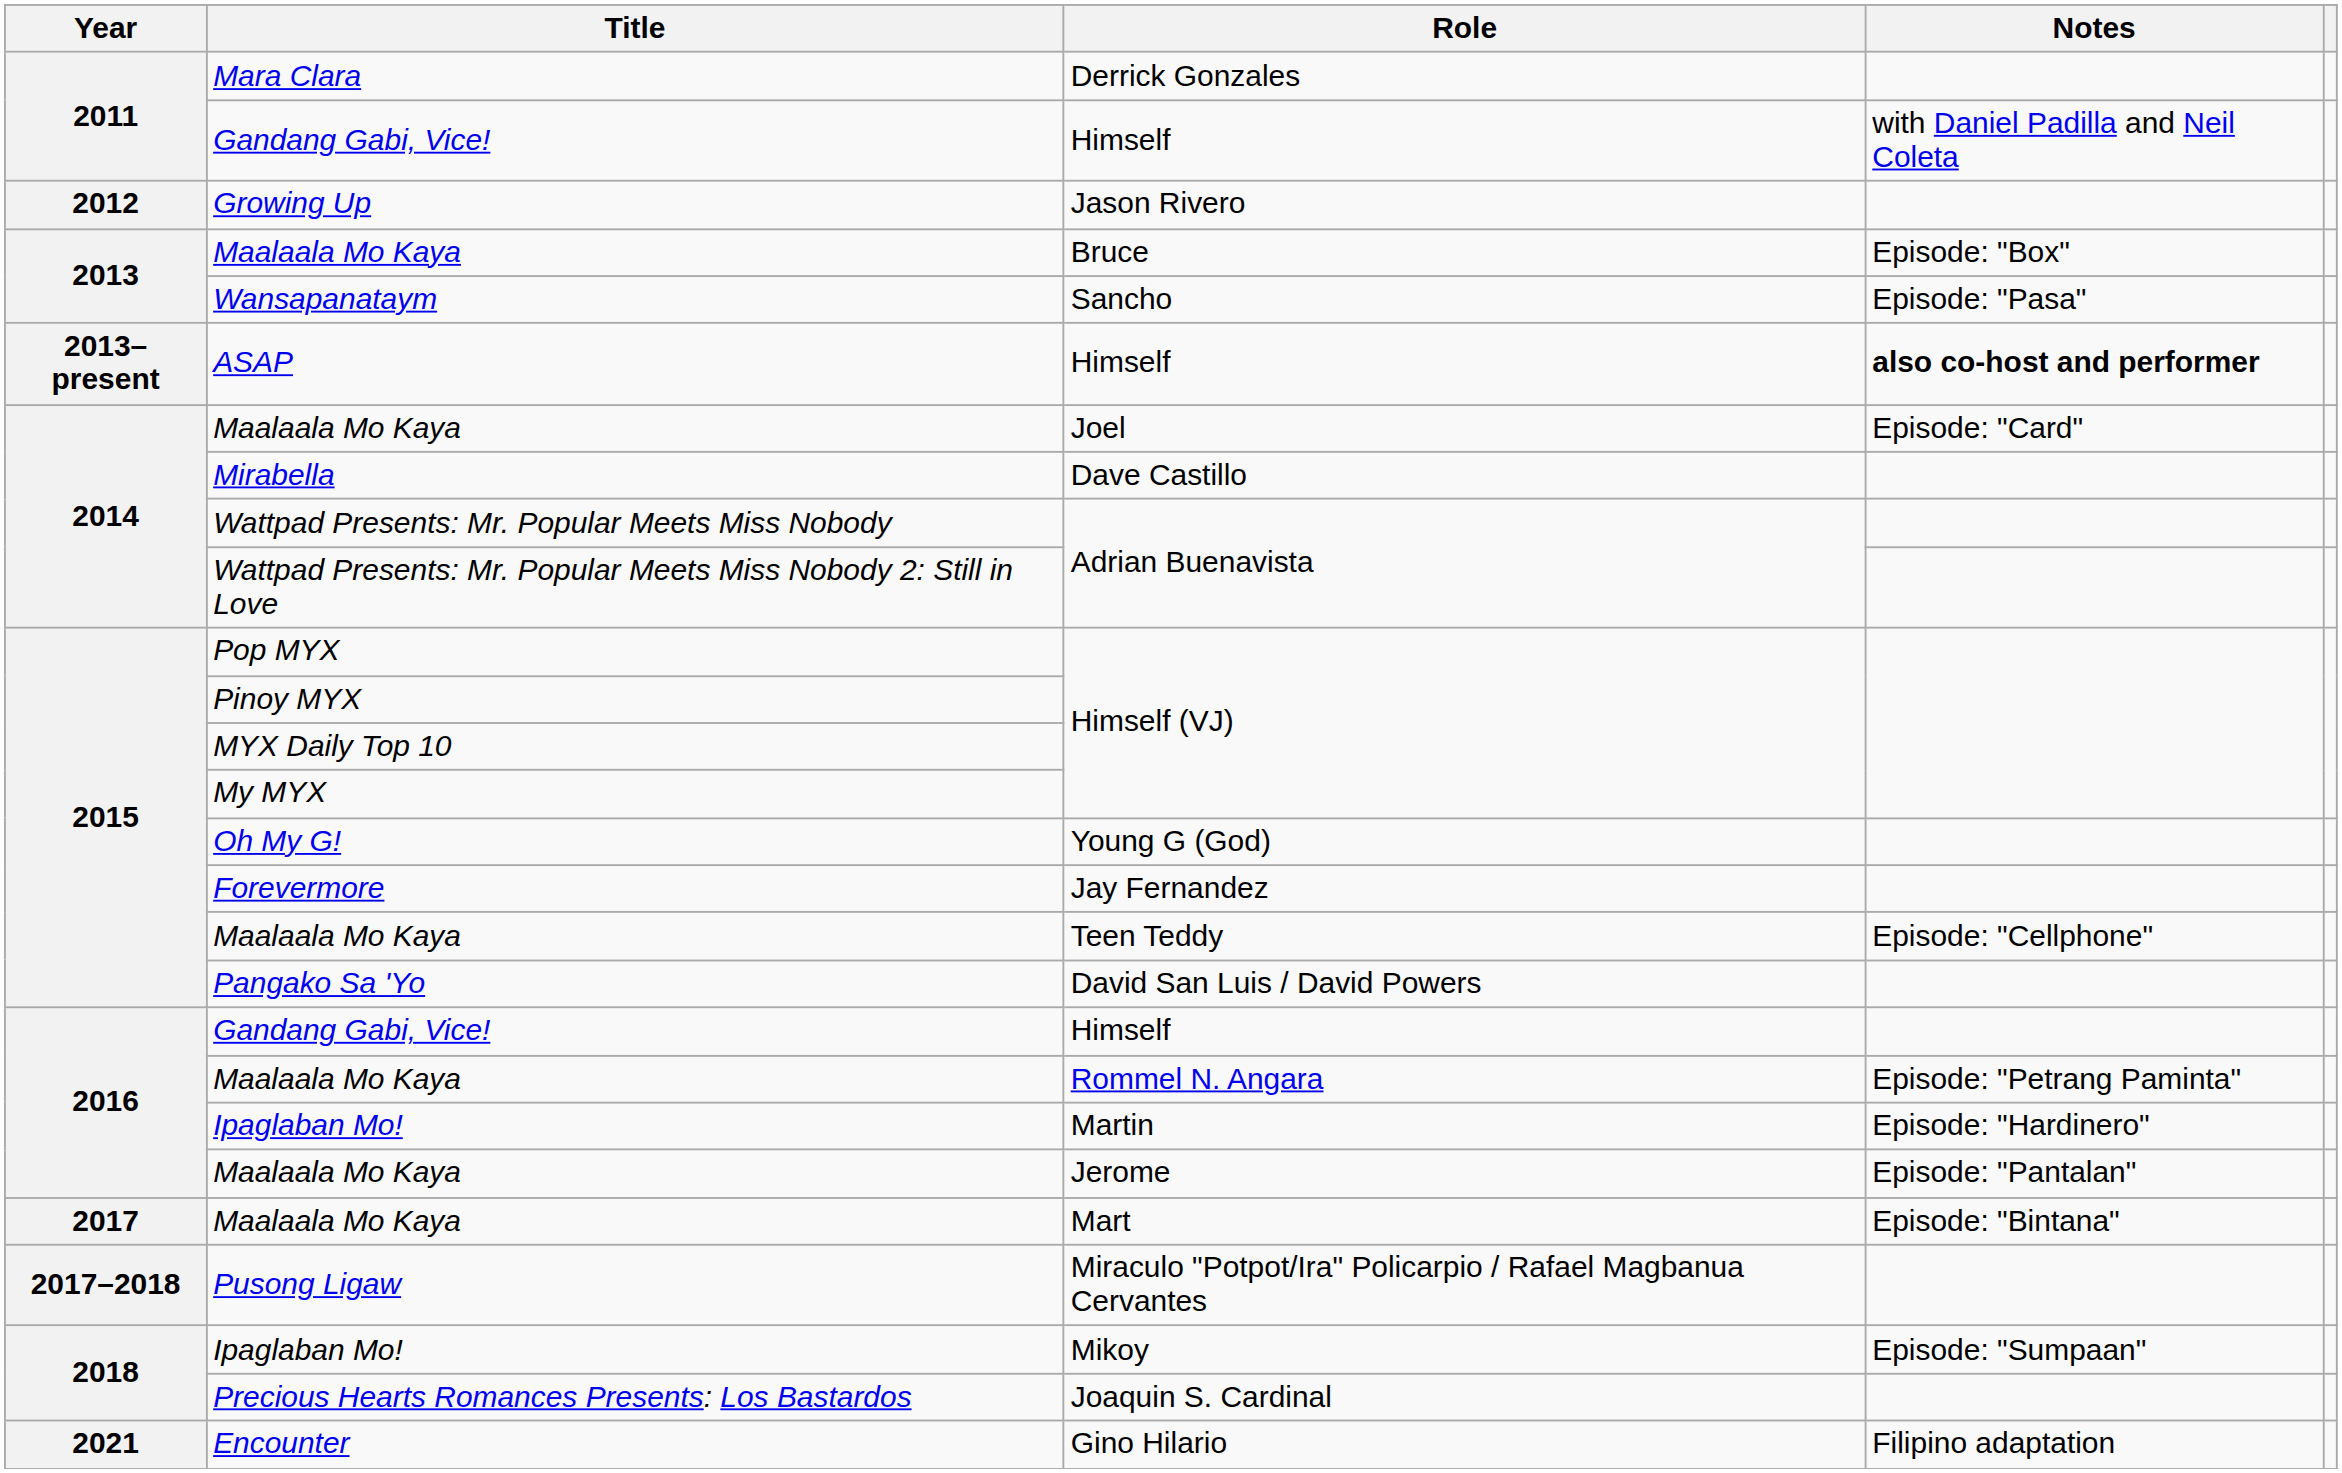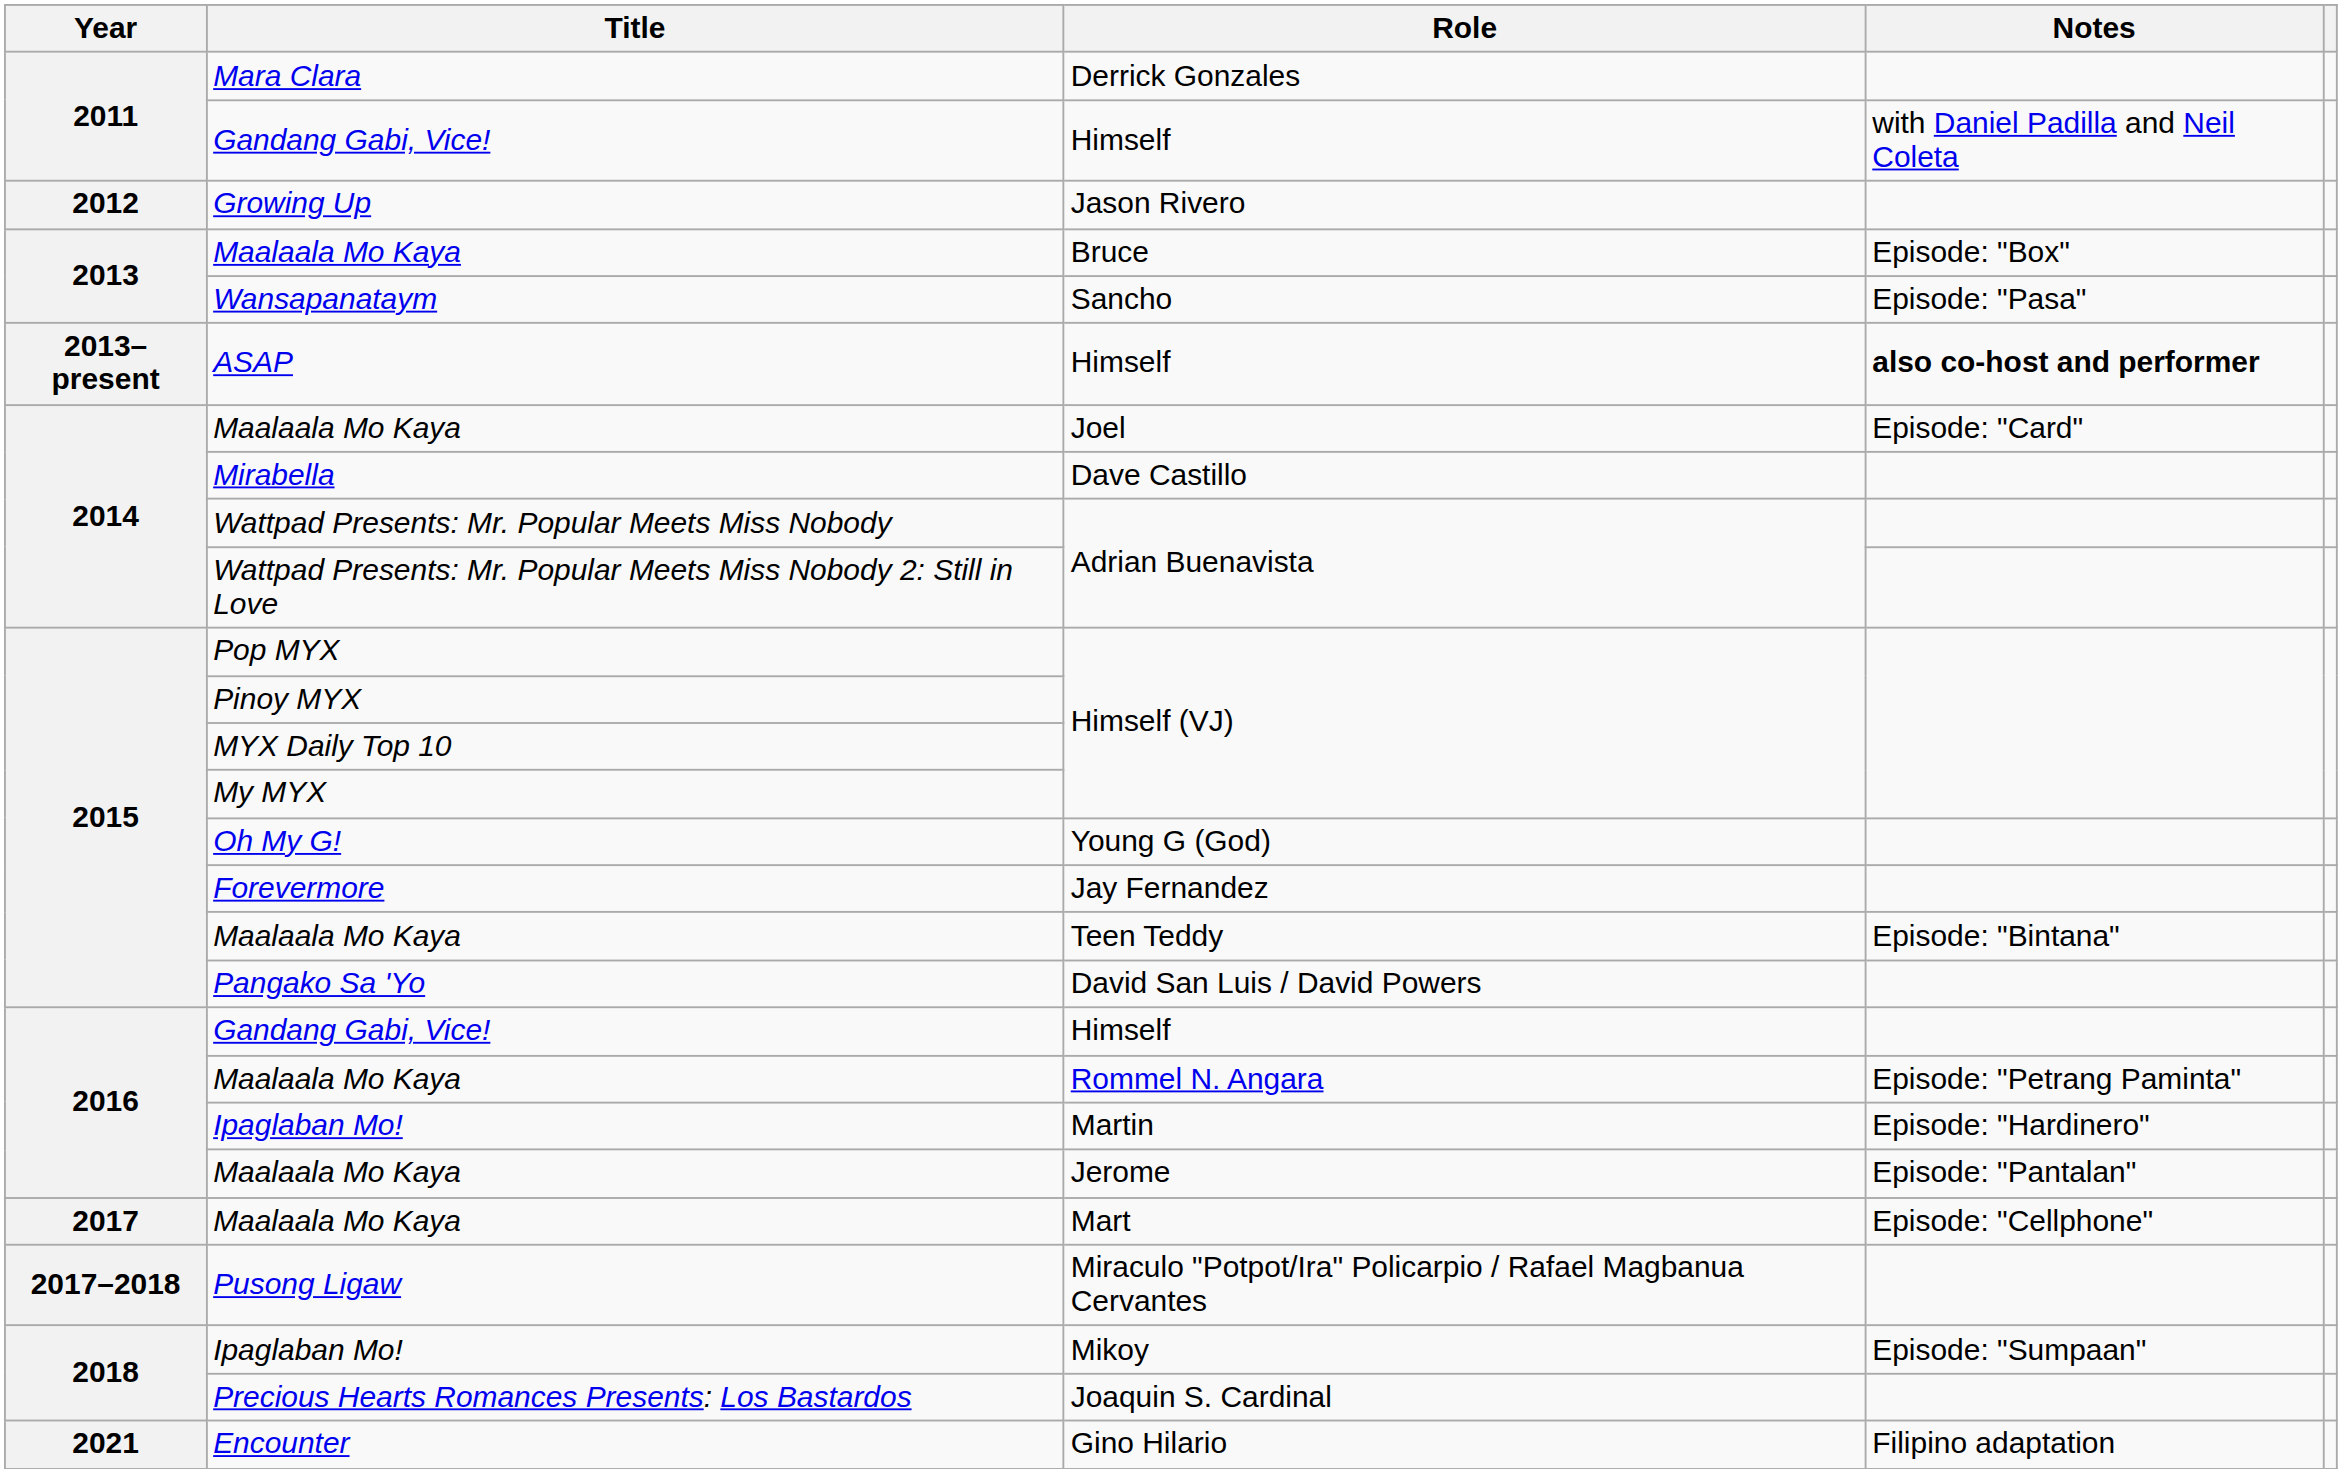(2013, 935) Episode: "Cellphone" -> (1996, 935) Episode: "Bintana"
(1996, 1220) Episode: "Bintana" -> (2013, 1220) Episode: "Cellphone"
